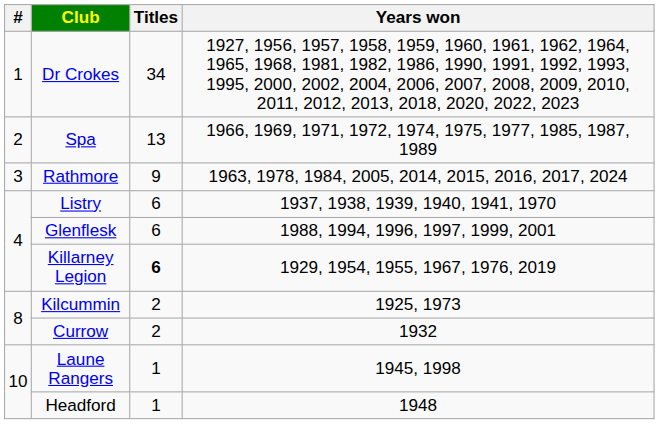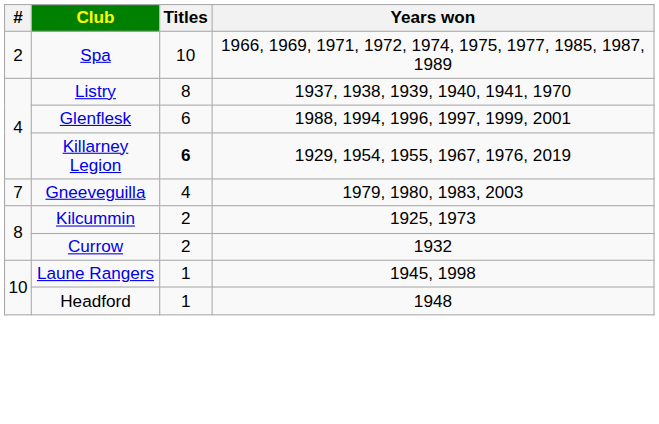- row: (81, 74)
(156, 139) 13 -> (186, 54) 10
- row: (81, 176)
(156, 203) 6 -> (186, 91) 8
+ row: (95, 192)
